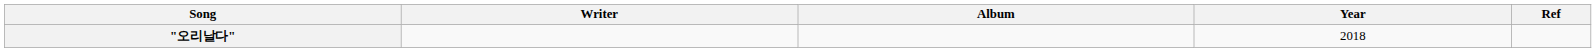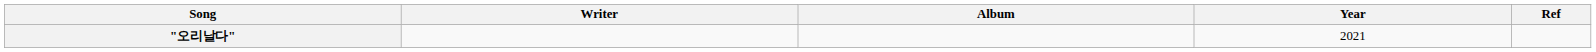(1353, 36) 2018 -> (1353, 36) 2021
